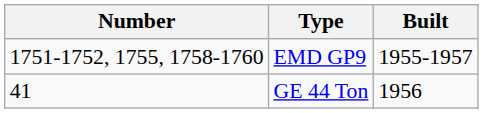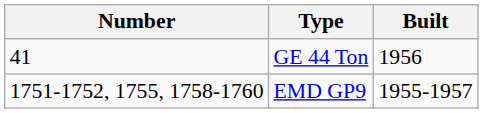rows swapped: (321, 90) <-> (320, 56)
